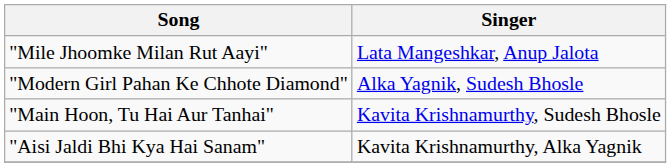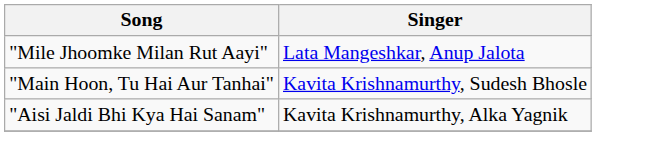- row: (178, 83)
